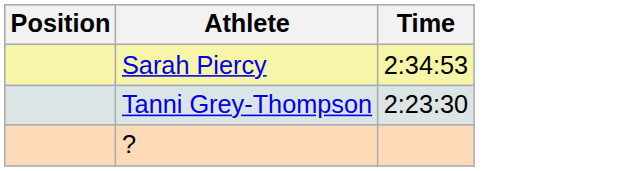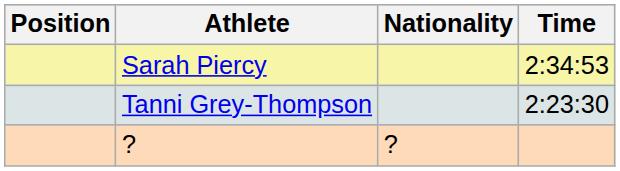+ column: (448, 24)
